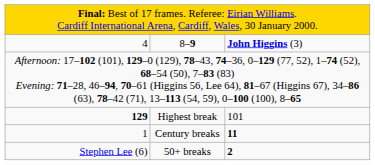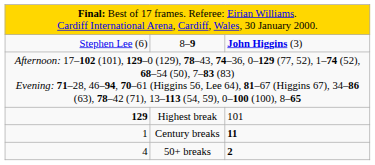(145, 43) 4 -> (114, 43) Stephen Lee (6)
(114, 151) Stephen Lee (6) -> (145, 151) 4
